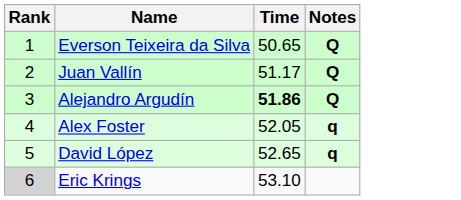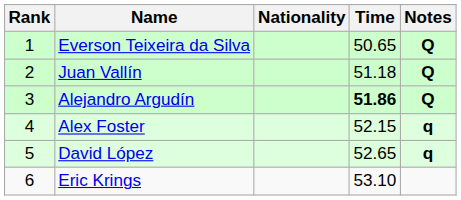+ column: (302, 18)
(279, 72) 51.17 -> (375, 72) 51.18
(279, 126) 52.05 -> (375, 126) 52.15
(29, 180) lightgrey background -> (29, 180) no background
